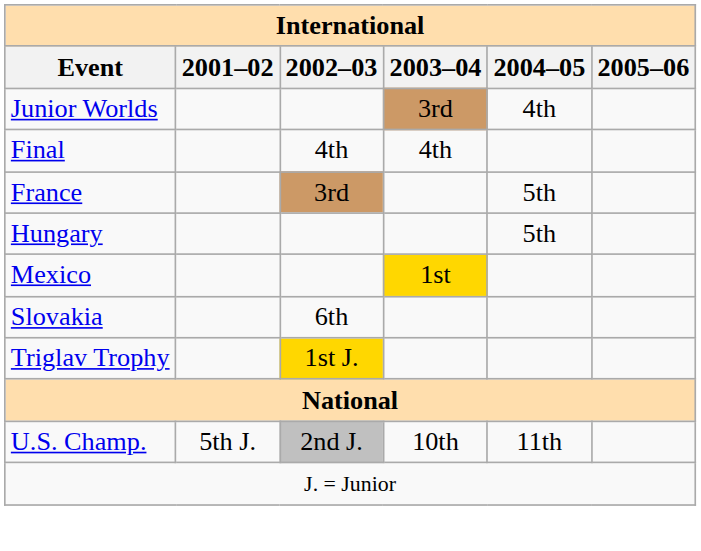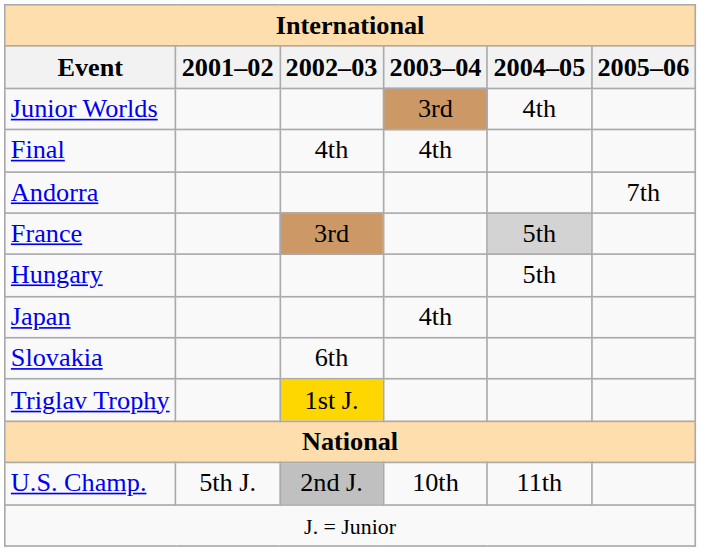+ row: (55, 191)
(539, 191) no background -> (539, 233) lightgrey background
+ row: (41, 316)
- row: (51, 274)
